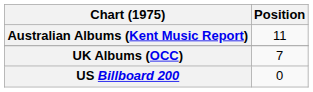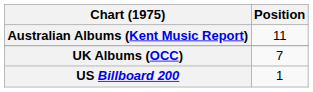(280, 76) 0 -> (280, 76) 1
